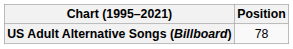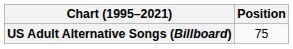(261, 33) 78 -> (261, 33) 75
